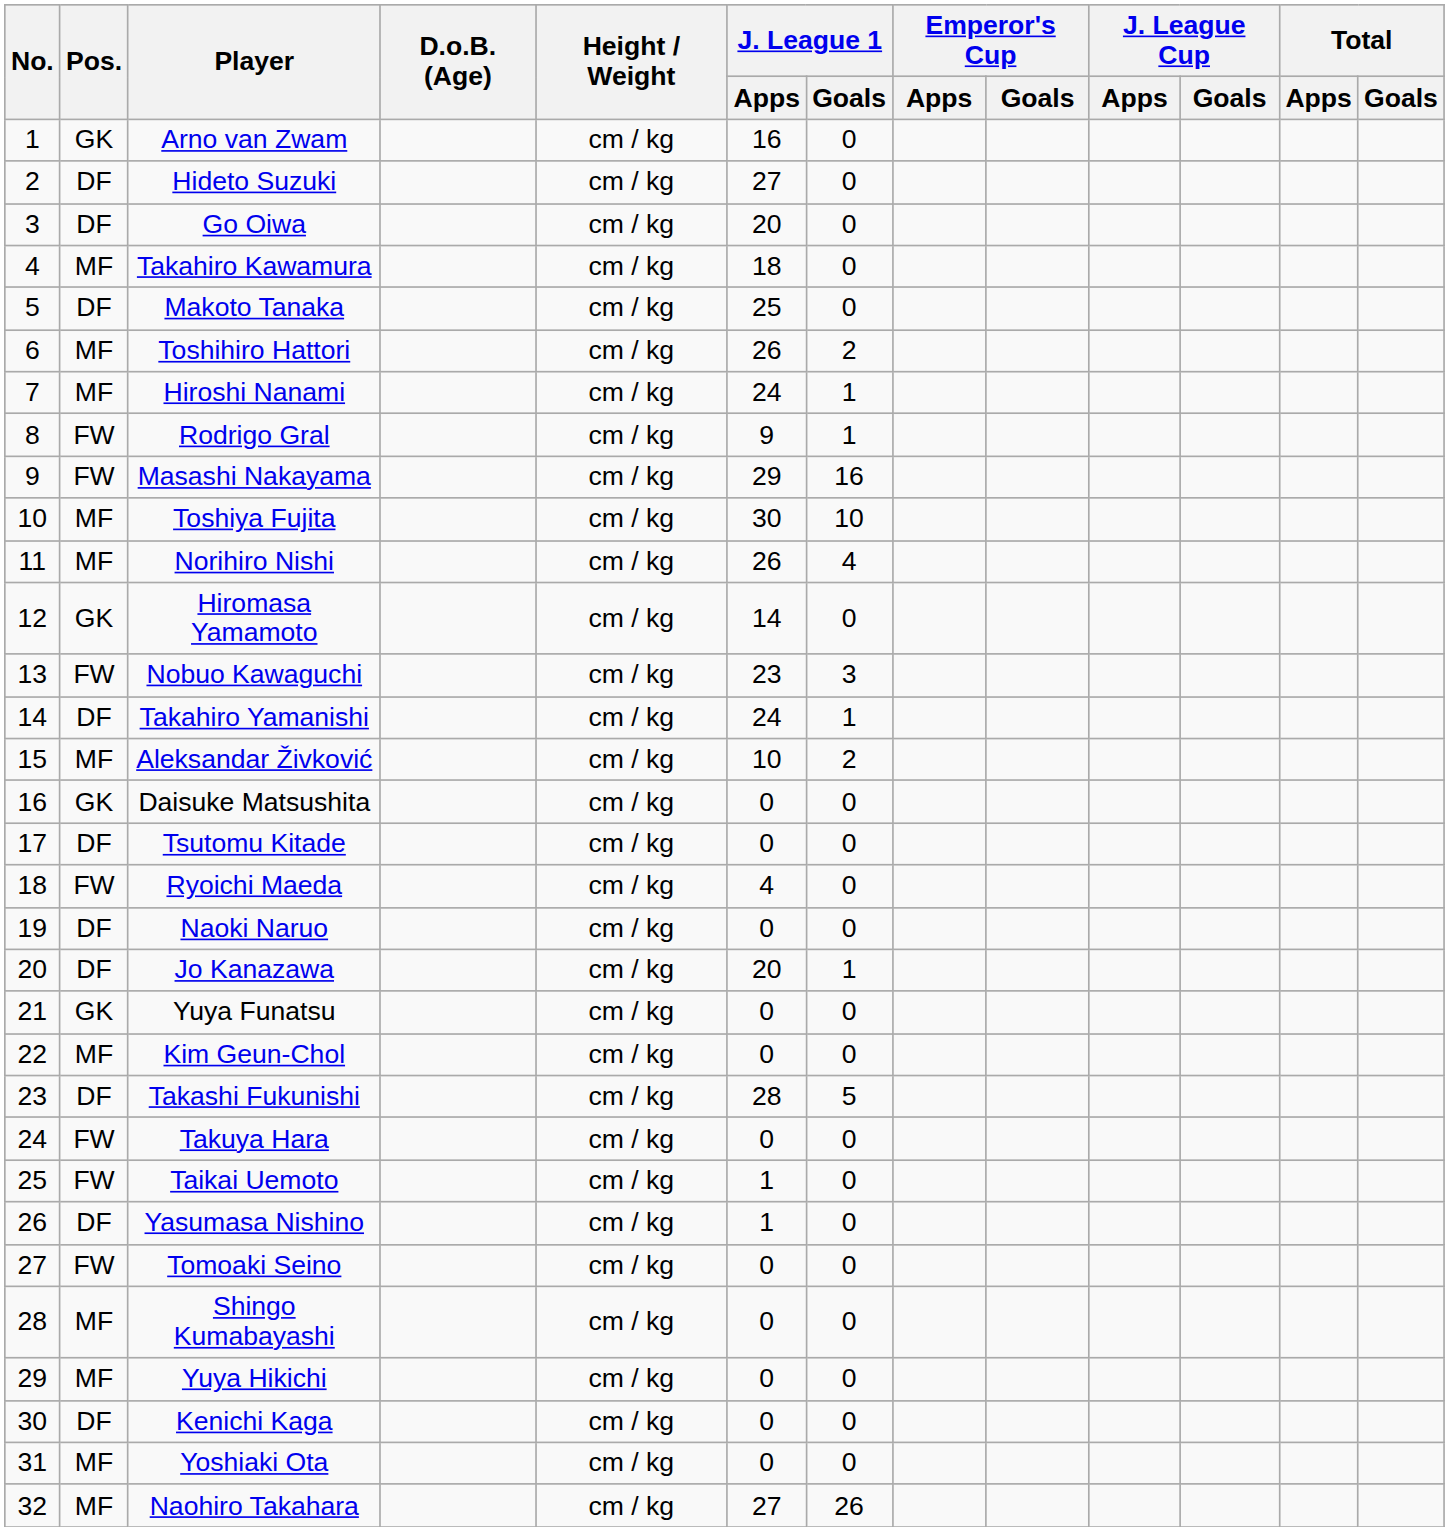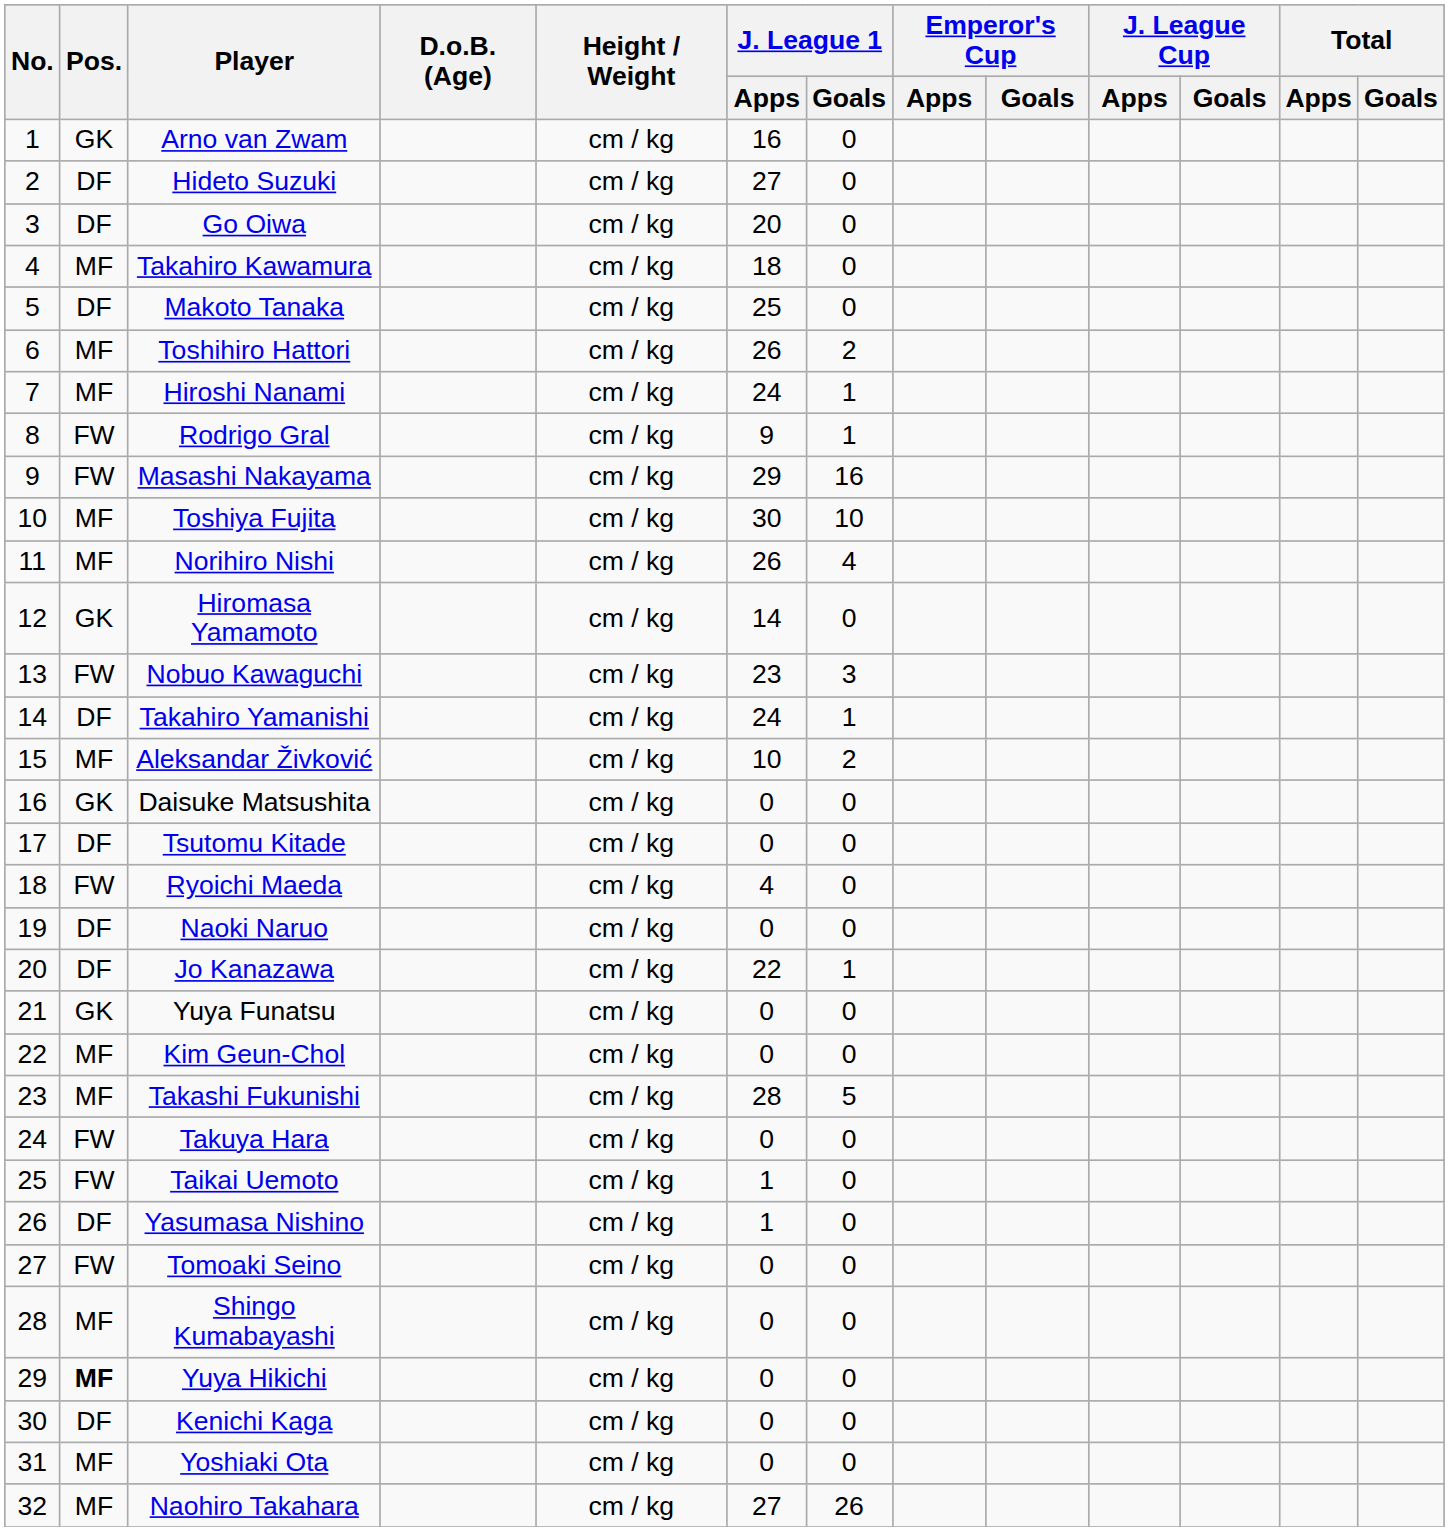(767, 969) 20 -> (767, 969) 22
(94, 1096) DF -> (94, 1096) MF
(94, 1378) normal -> (94, 1378) bold
